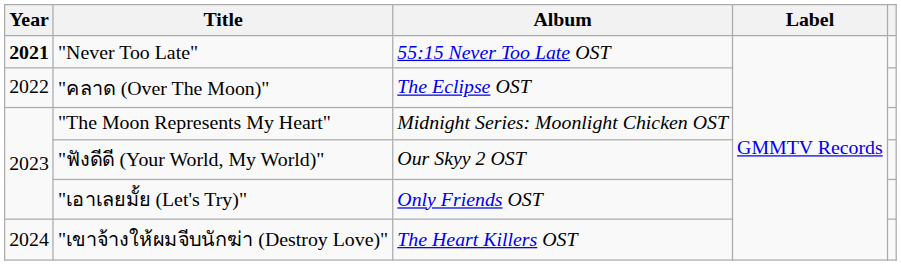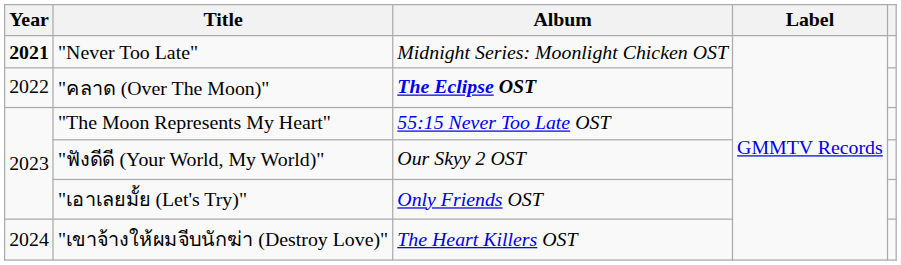(504, 51) 55:15 Never Too Late OST -> (563, 51) Midnight Series: Moonlight Chicken OST
(464, 87) normal -> (467, 87) bold
(563, 123) Midnight Series: Moonlight Chicken OST -> (504, 123) 55:15 Never Too Late OST
